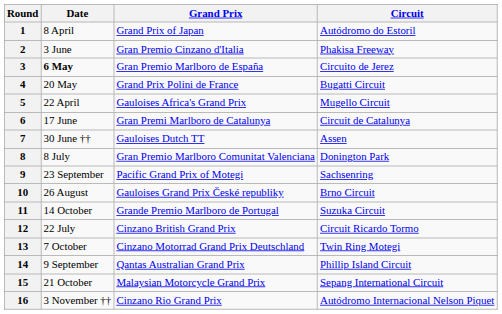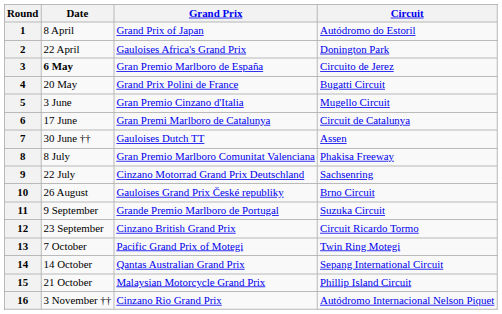(58, 48) 3 June -> (62, 48) 22 April
(180, 48) Gran Premio Cinzano d'Italia -> (181, 48) Gauloises Africa's Grand Prix
(357, 48) Phakisa Freeway -> (355, 48) Donington Park
(62, 102) 22 April -> (58, 102) 3 June
(181, 102) Gauloises Africa's Grand Prix -> (180, 102) Gran Premio Cinzano d'Italia
(355, 156) Donington Park -> (357, 156) Phakisa Freeway
(74, 174) 23 September -> (59, 174) 22 July
(180, 174) Pacific Grand Prix of Motegi -> (210, 174) Cinzano Motorrad Grand Prix Deutschland
(68, 210) 14 October -> (71, 210) 9 September
(59, 228) 22 July -> (74, 228) 23 September
(210, 246) Cinzano Motorrad Grand Prix Deutschland -> (180, 246) Pacific Grand Prix of Motegi
(71, 264) 9 September -> (68, 264) 14 October
(366, 264) Phillip Island Circuit -> (382, 264) Sepang International Circuit
(382, 282) Sepang International Circuit -> (366, 282) Phillip Island Circuit
